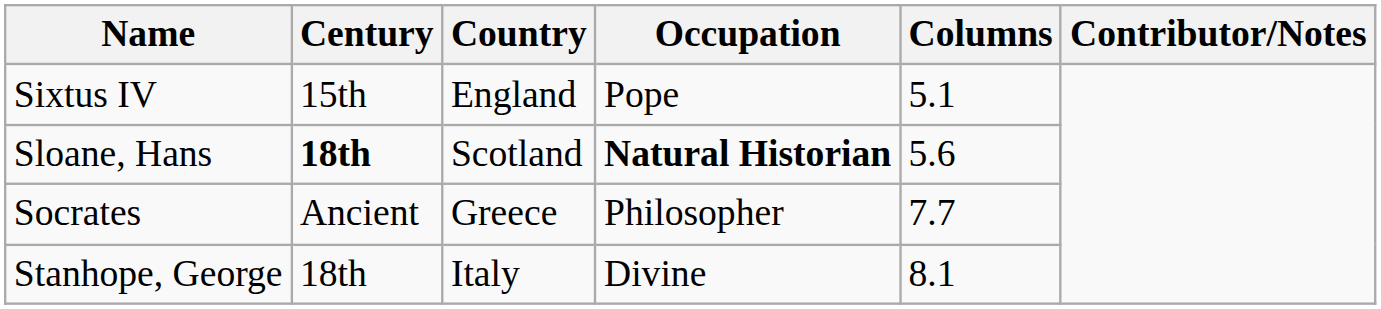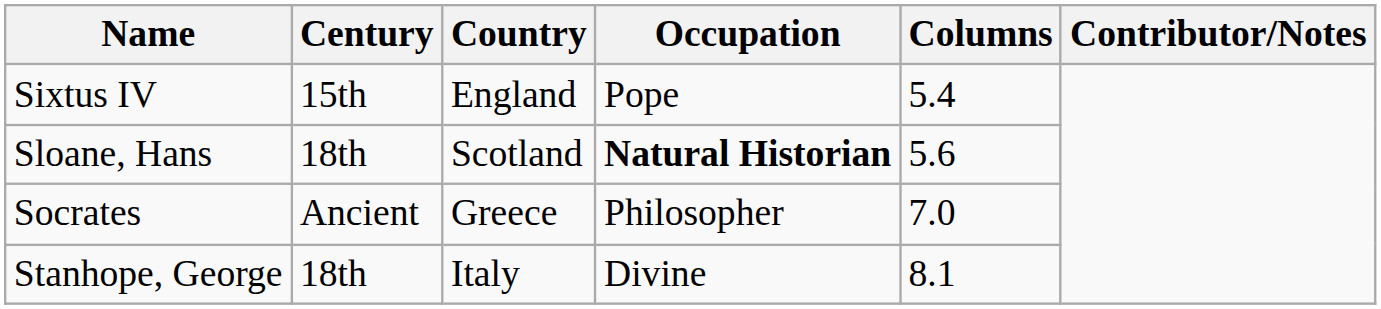(932, 93) 5.1 -> (932, 93) 5.4
(335, 153) bold -> (333, 153) normal
(932, 213) 7.7 -> (932, 213) 7.0
